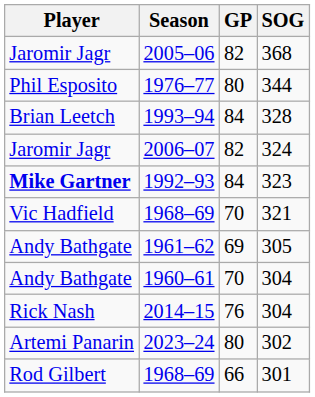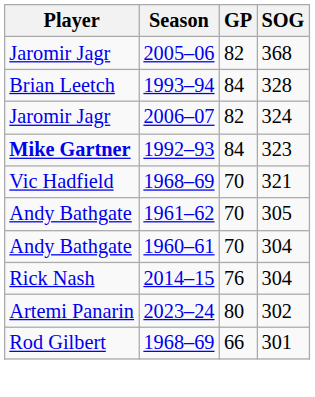- row: (179, 85)
(234, 246) 69 -> (234, 213) 70
